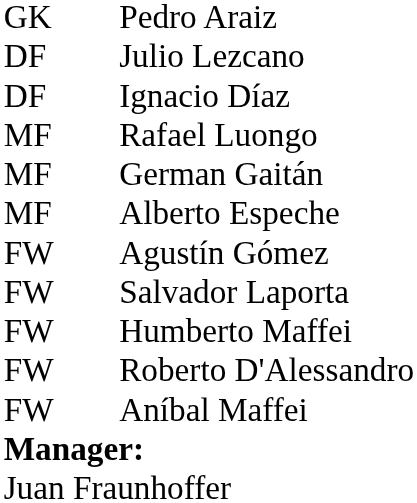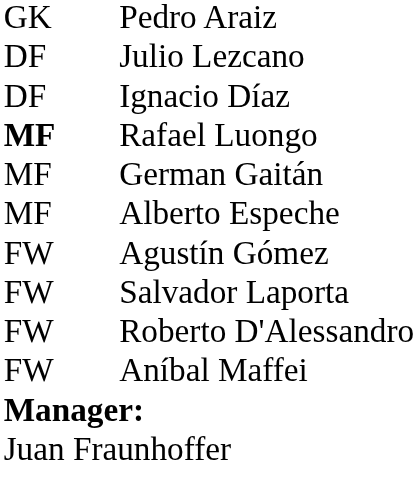(28, 134) normal -> (29, 134) bold
- row: (236, 331)
